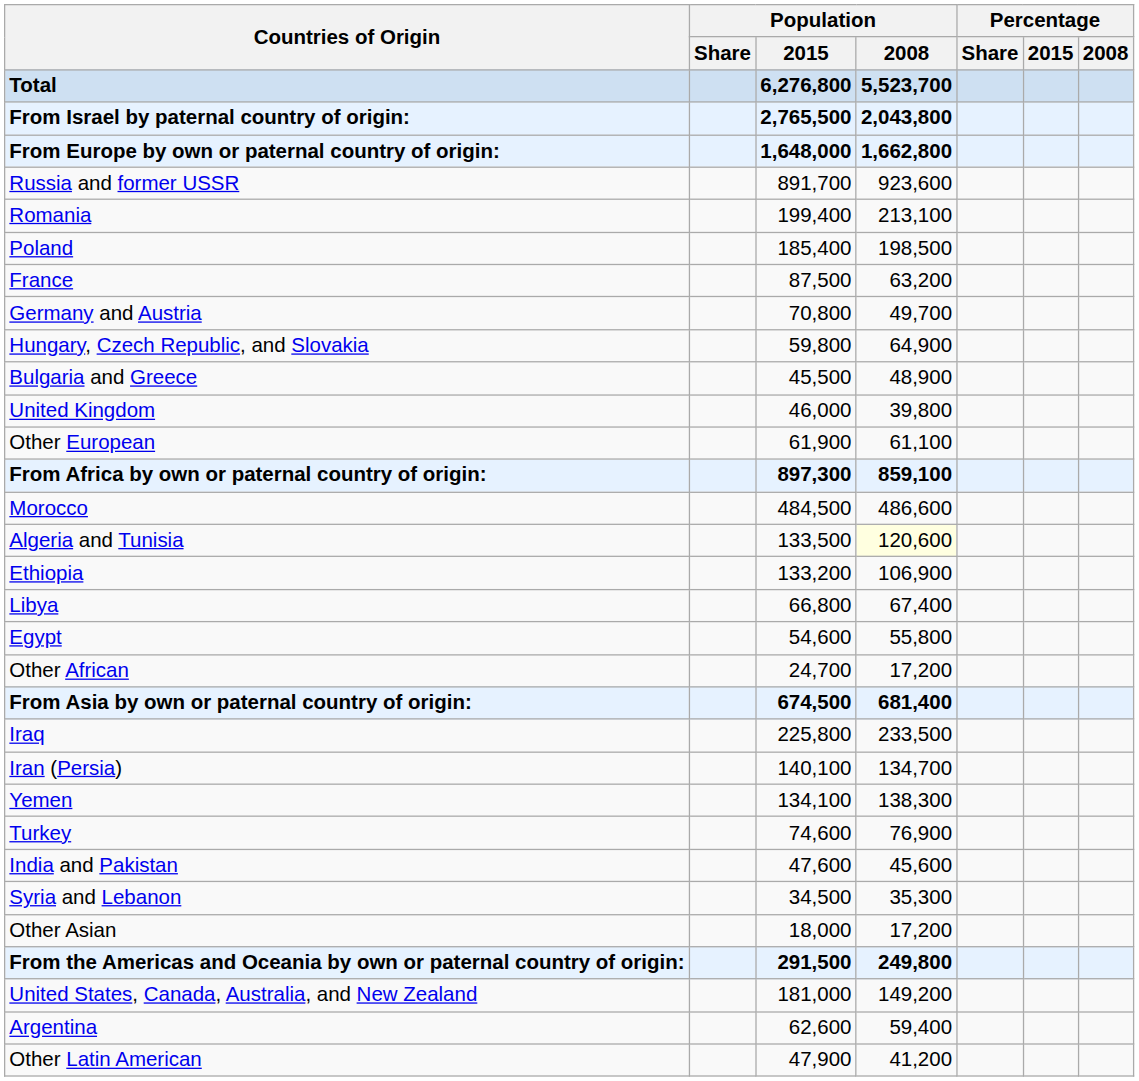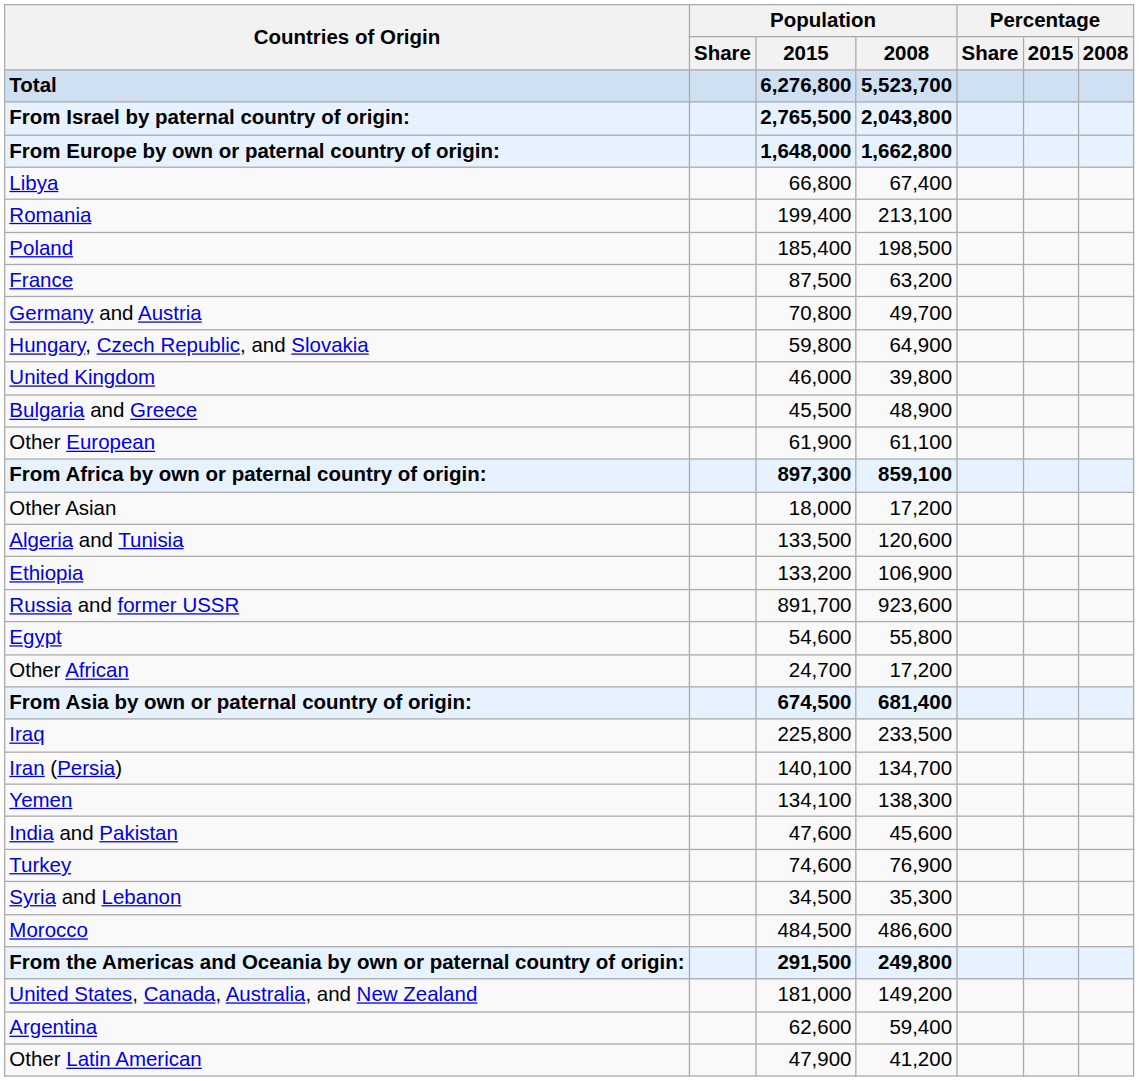rows swapped: (124, 183) <-> (34, 605)
rows swapped: (82, 410) <-> (103, 378)
rows swapped: (49, 507) <-> (63, 930)
(915, 540) lightyellow background -> (915, 540) no background
rows swapped: (40, 832) <-> (94, 865)
